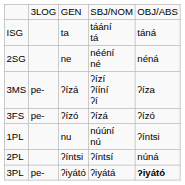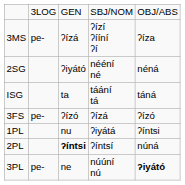rows swapped: (15, 32) <-> (16, 90)
(66, 58) ne -> (73, 69) ʔiyátó
(102, 136) núúní nú -> (103, 131) ʔiyátá
(72, 157) normal -> (73, 146) bold
(73, 172) ʔiyátó -> (66, 167) ne
(103, 172) ʔiyátá -> (102, 167) núúní nú
